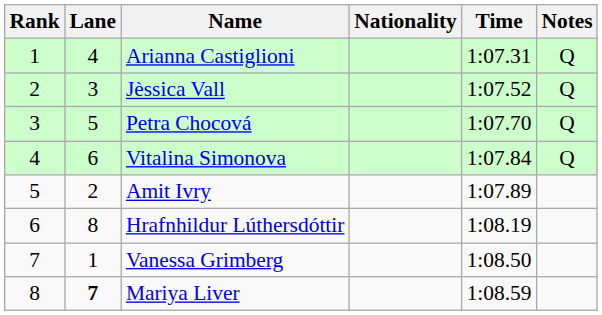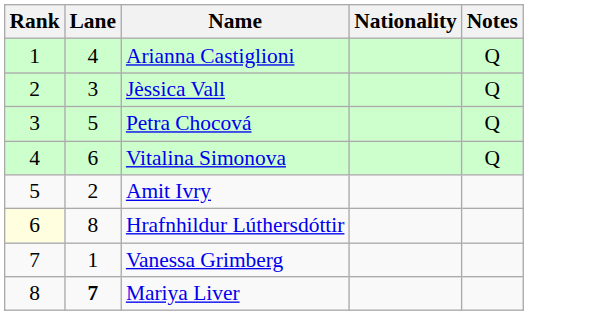- column: (499, 21)
(35, 225) no background -> (35, 225) lightyellow background
